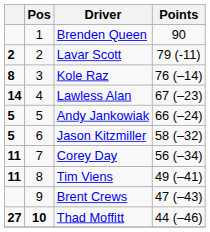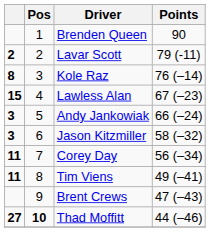(14, 96) 14 -> (14, 96) 15
(11, 116) 5 -> (11, 116) 3
(11, 136) 5 -> (11, 136) 3
